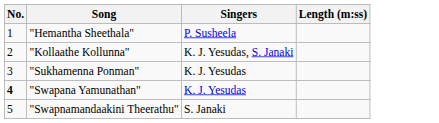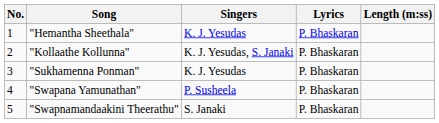+ column: (329, 14)
(210, 33) P. Susheela -> (215, 33) K. J. Yesudas
(10, 90) bold -> (10, 90) normal
(215, 90) K. J. Yesudas -> (210, 90) P. Susheela
